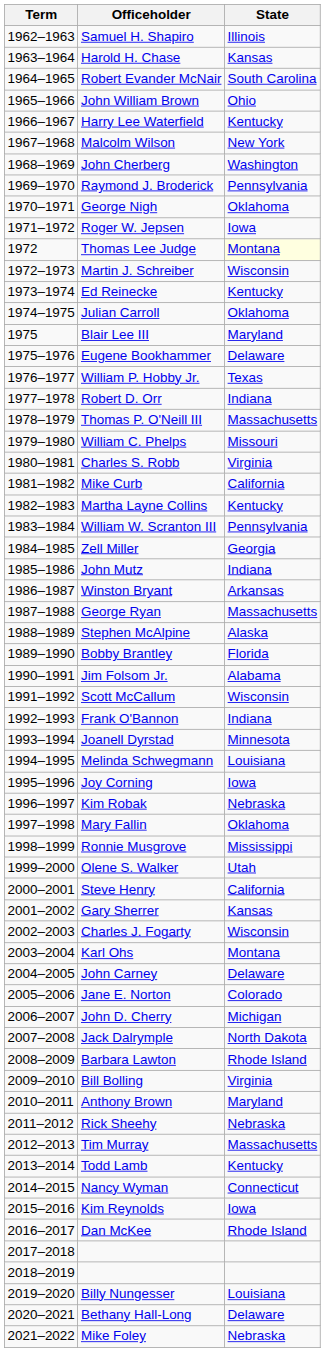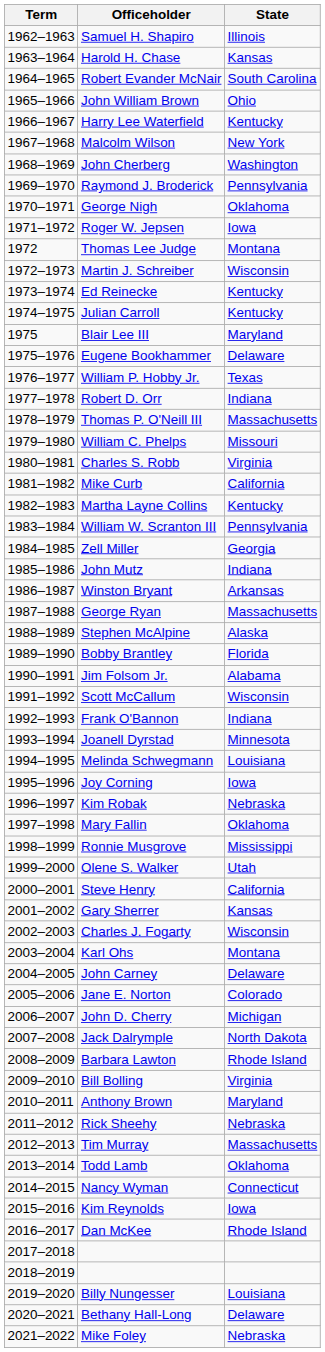(254, 249) lightyellow background -> (254, 249) no background
(258, 313) Oklahoma -> (255, 313) Kentucky
(255, 1166) Kentucky -> (258, 1166) Oklahoma
